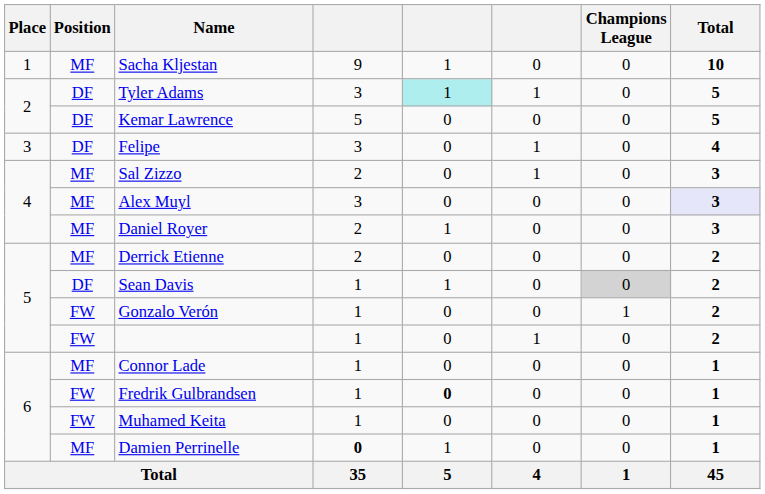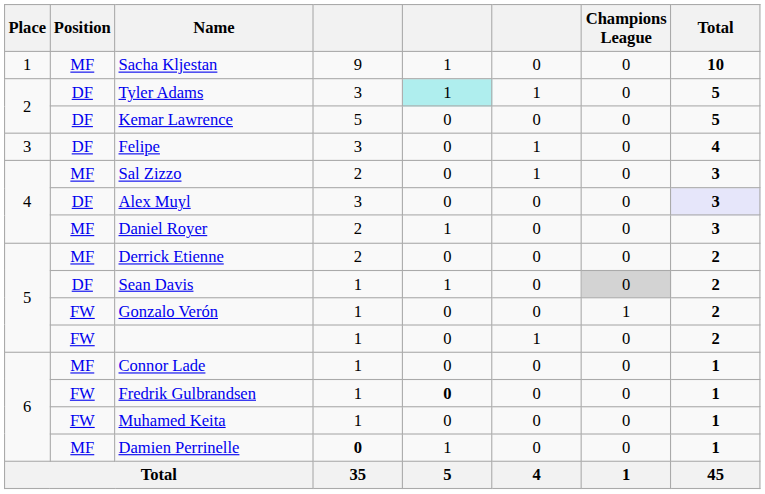(82, 201) MF -> (82, 201) DF
